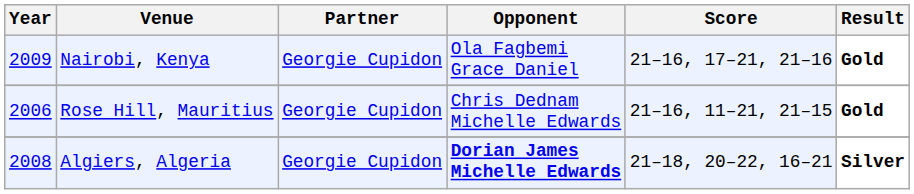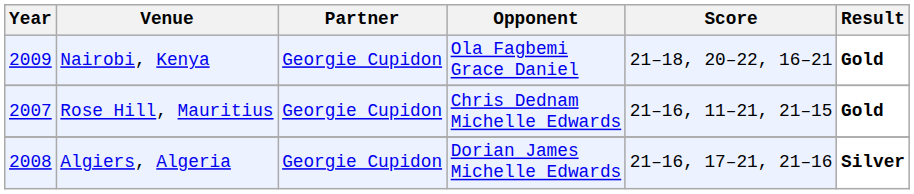(731, 60) 21–16, 17–21, 21–16 -> (731, 60) 21–18, 20–22, 16–21
(30, 111) 2006 -> (30, 111) 2007
(536, 162) bold -> (536, 162) normal
(731, 162) 21–18, 20–22, 16–21 -> (731, 162) 21–16, 17–21, 21–16
